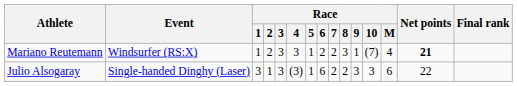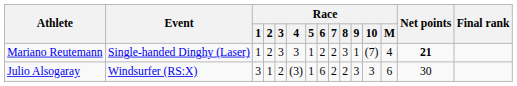(153, 52) Windsurfer (RS:X) -> (179, 52) Single-handed Dinghy (Laser)
(179, 72) Single-handed Dinghy (Laser) -> (153, 72) Windsurfer (RS:X)
(281, 72) 3 -> (281, 72) 2
(426, 72) 22 -> (426, 72) 30
